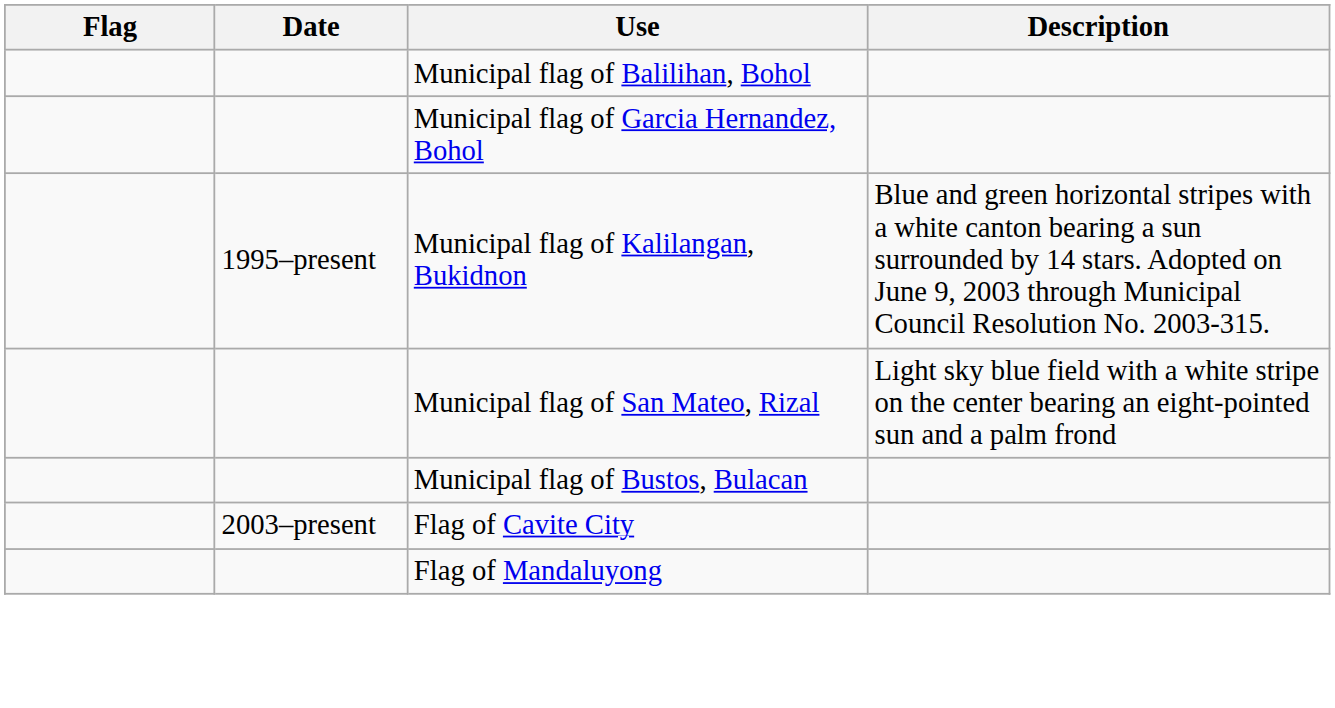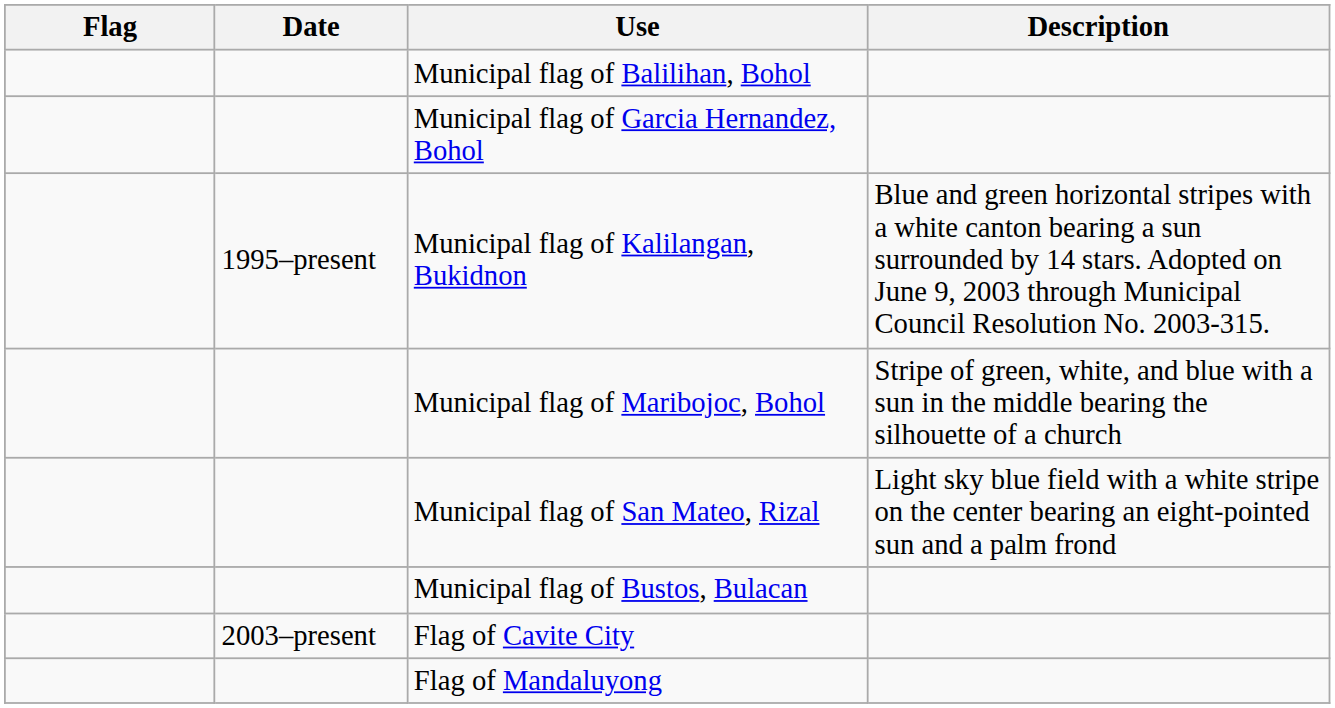+ row: (619, 402)
